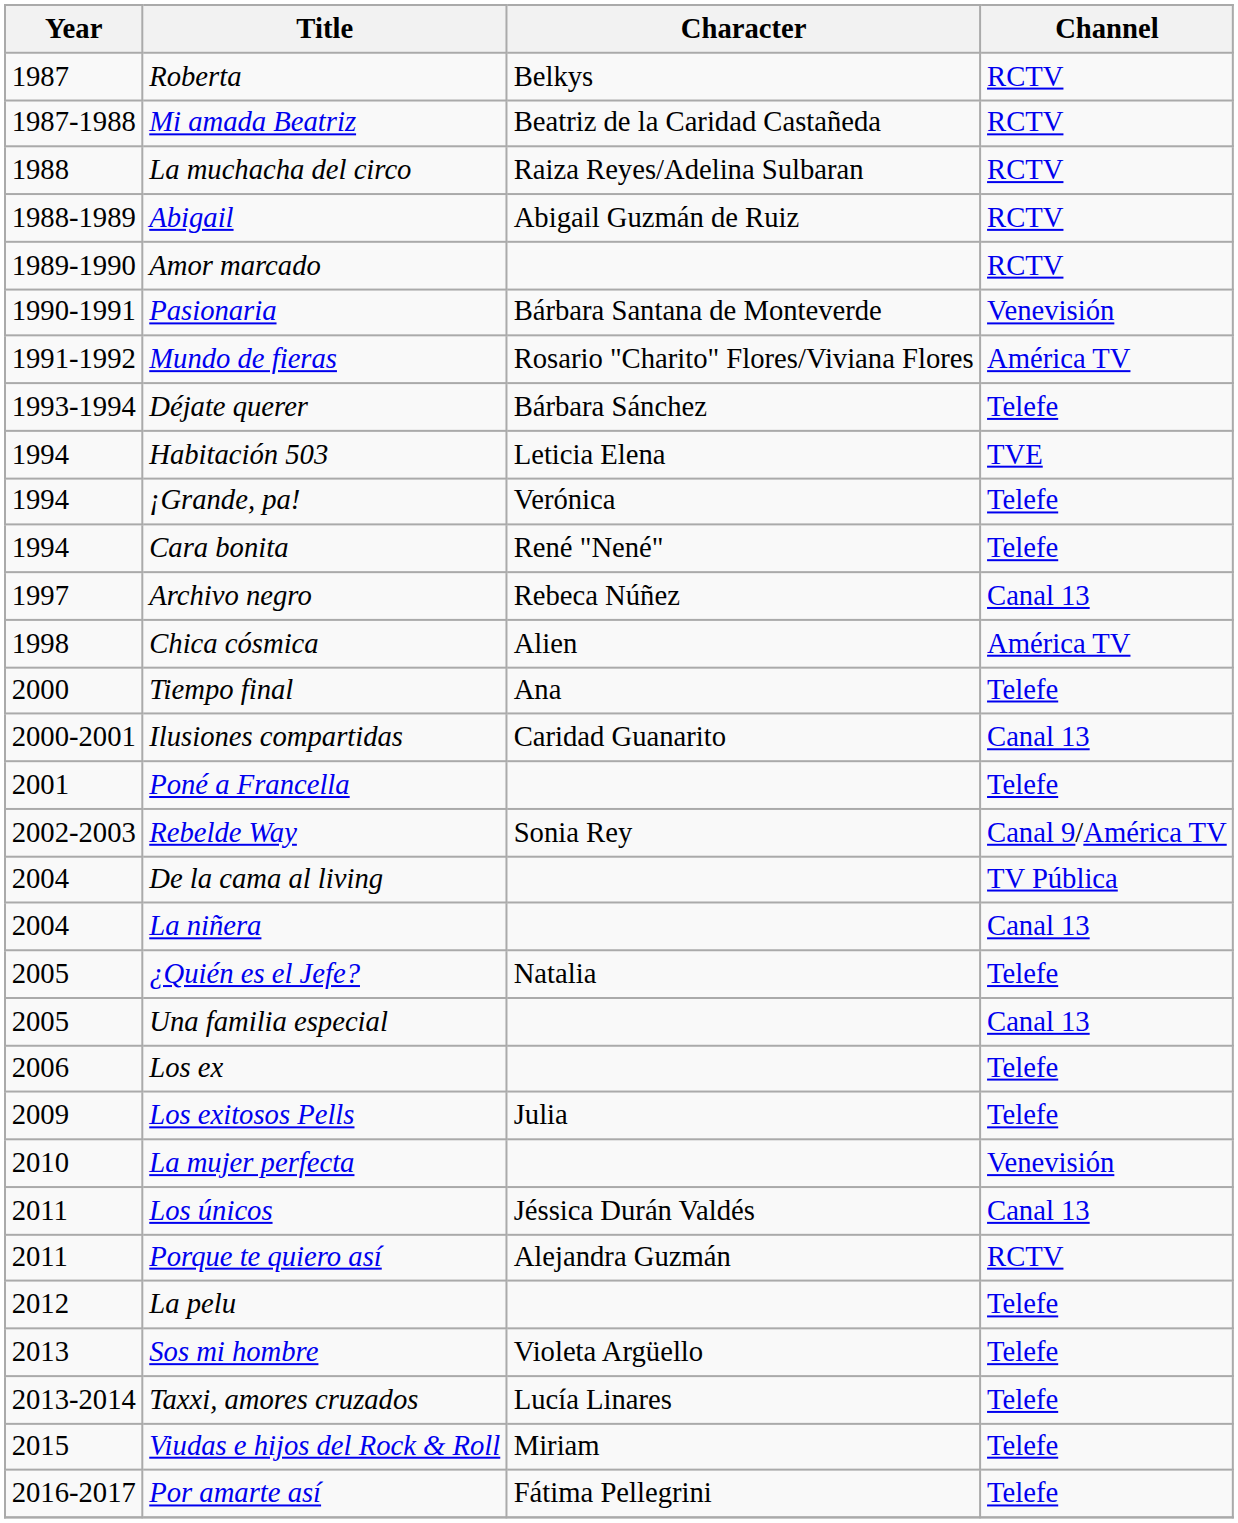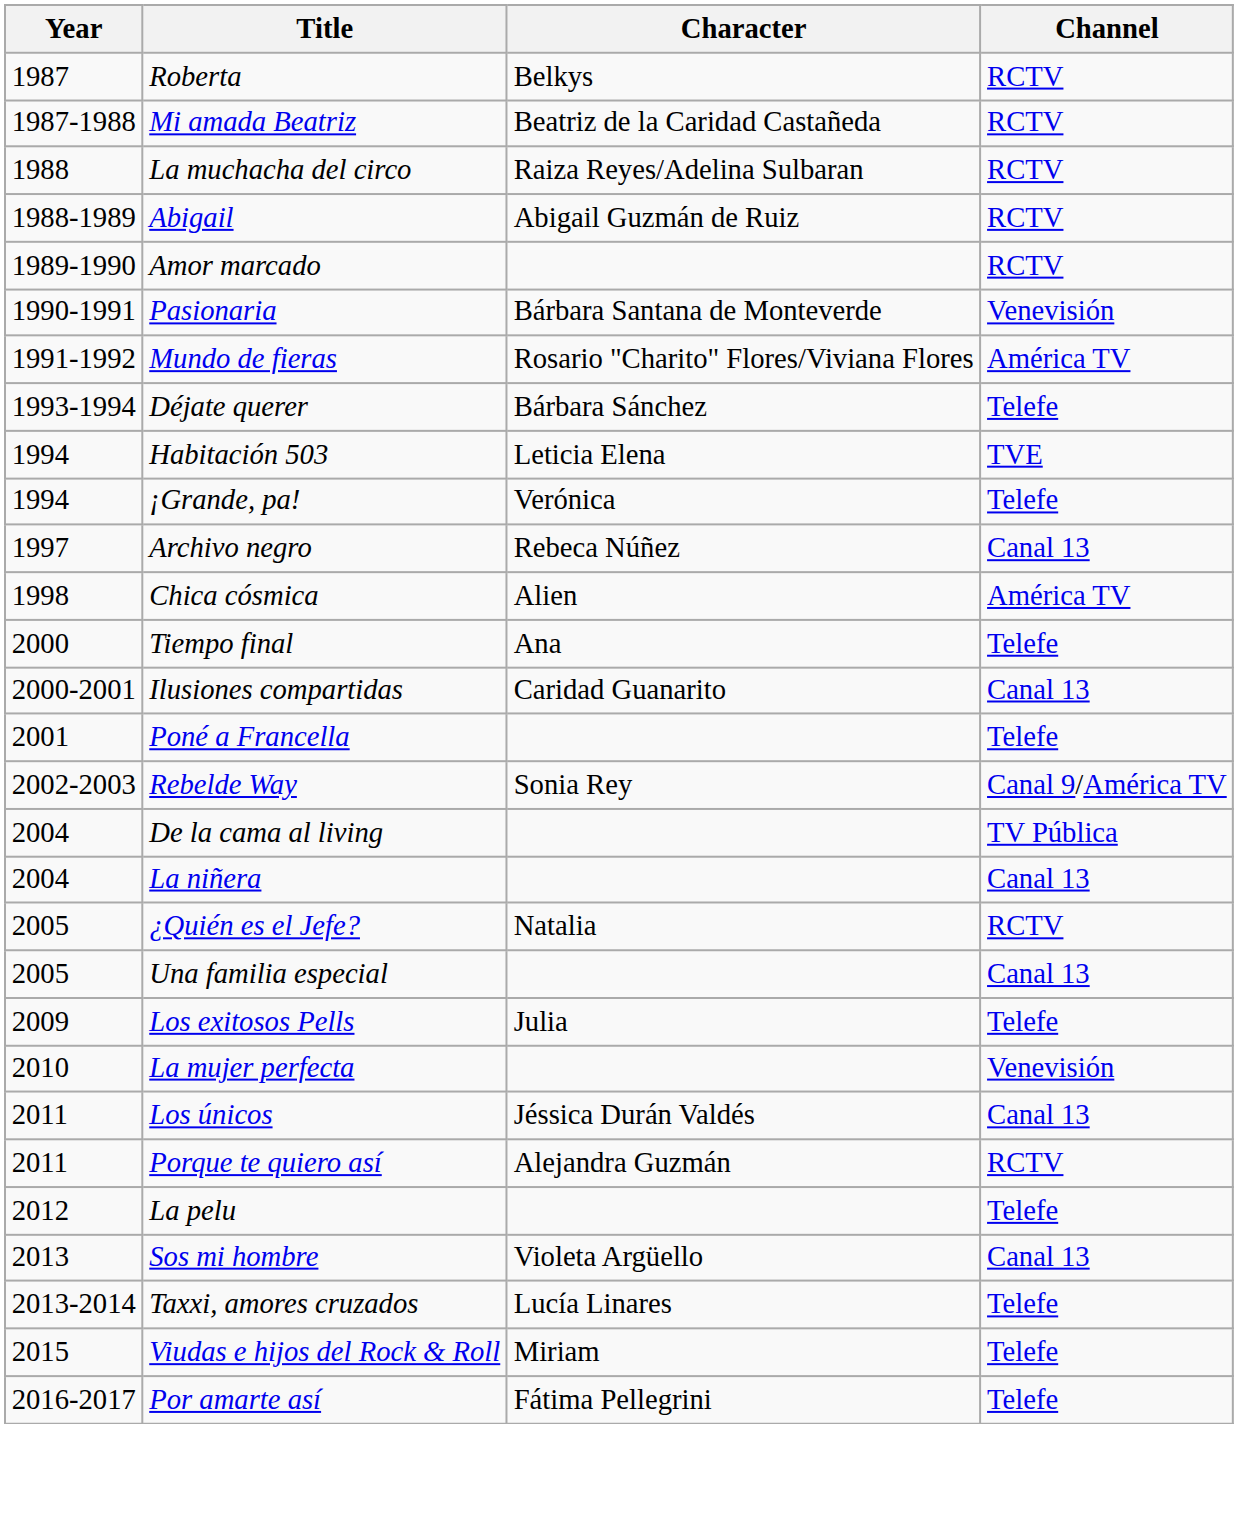- row: (219, 548)
(1023, 973) Telefe -> (1025, 926) RCTV
- row: (186, 1068)
(1023, 1351) Telefe -> (1038, 1257) Canal 13
